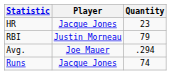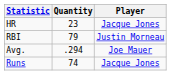columns swapped: (88, 11) <-> (145, 11)
